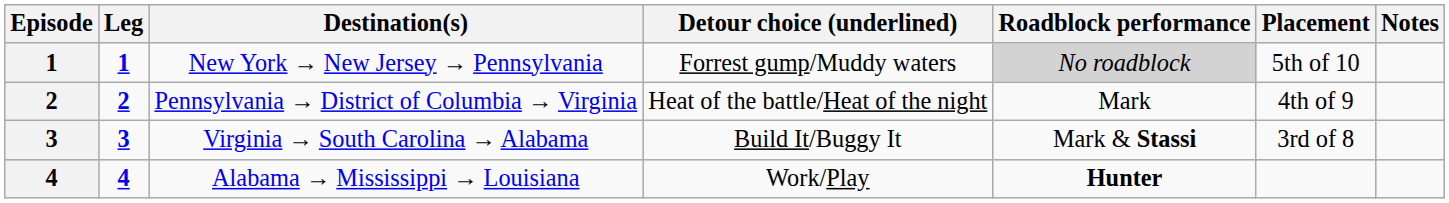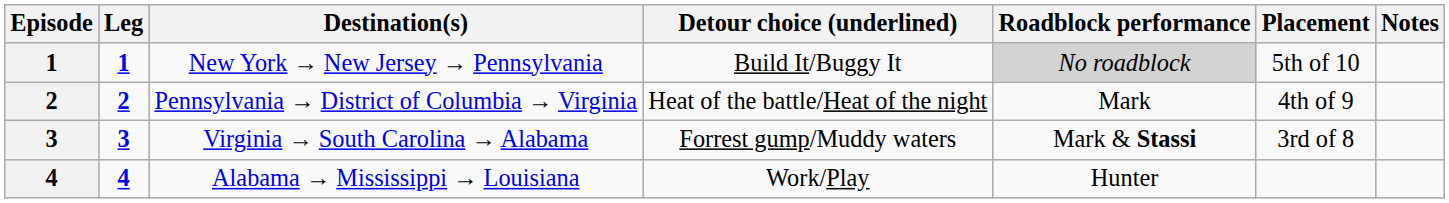(818, 62) Forrest gump/Muddy waters -> (818, 62) Build It/Buggy It
(818, 139) Build It/Buggy It -> (818, 139) Forrest gump/Muddy waters
(1125, 178) bold -> (1125, 178) normal
